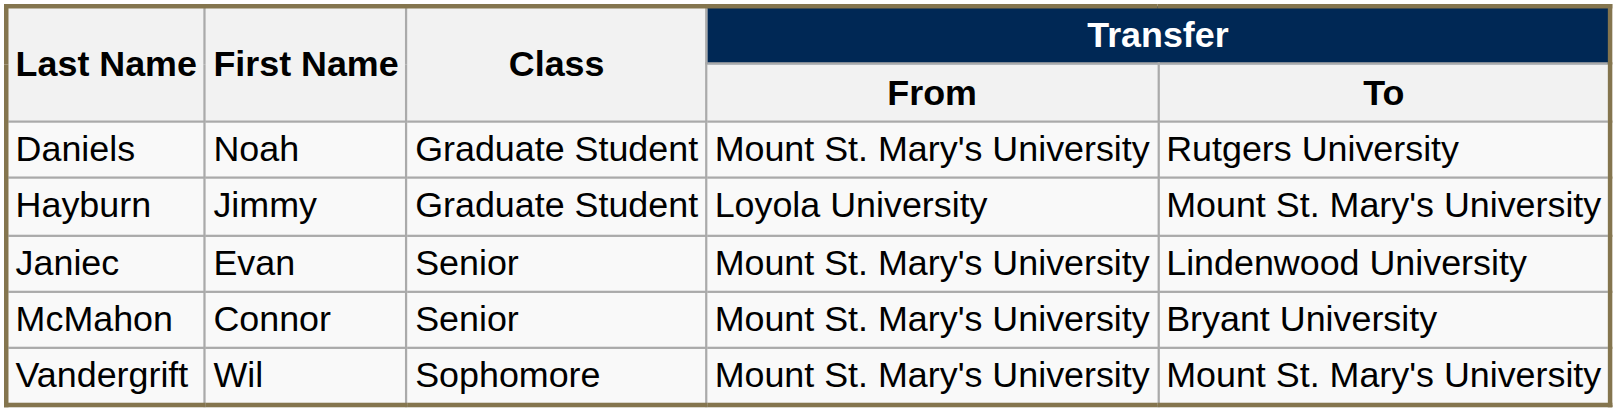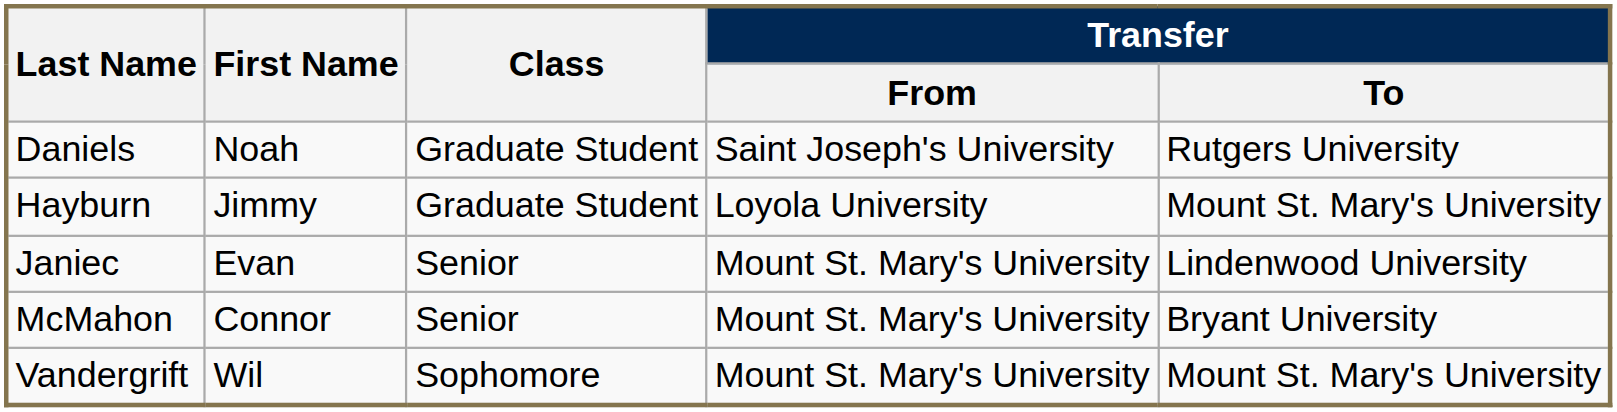(932, 148) Mount St. Mary's University -> (914, 148) Saint Joseph's University
